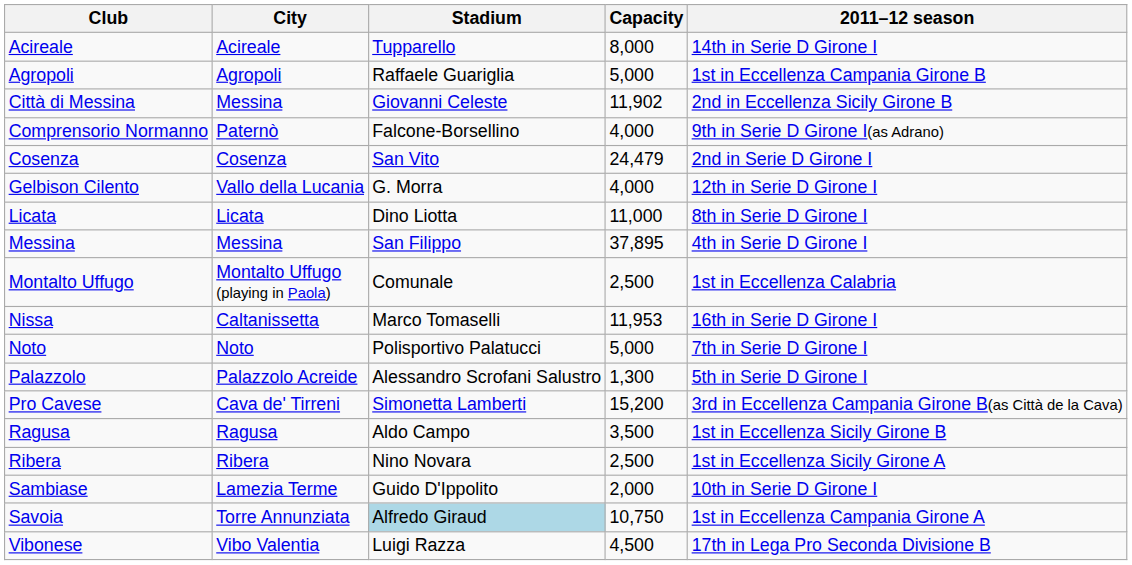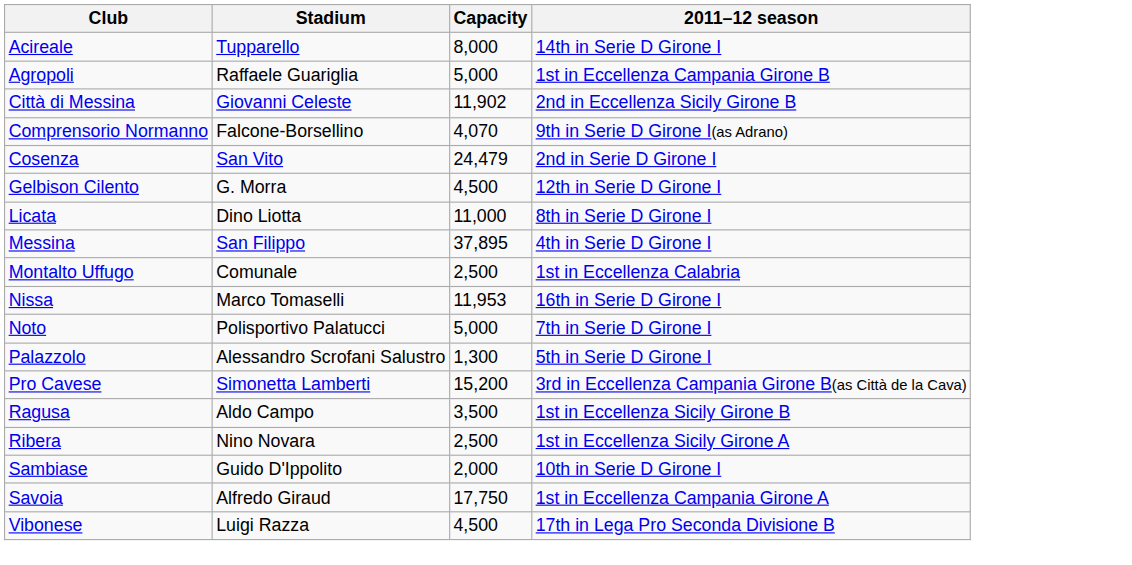- column: (290, 18)
(632, 131) 4,000 -> (476, 131) 4,070
(632, 187) 4,000 -> (476, 187) 4,500
(429, 517) lightblue background -> (273, 497) no background
(637, 517) 10,750 -> (481, 497) 17,750
